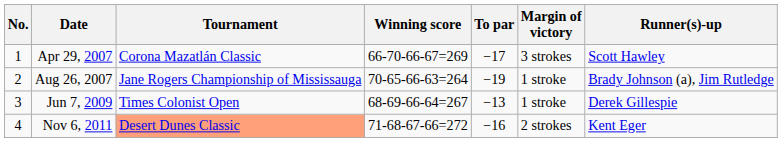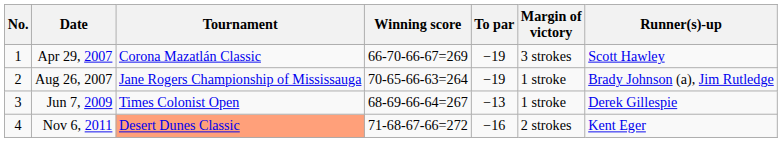(494, 56) −17 -> (494, 56) −19
